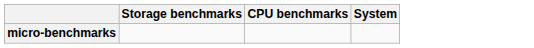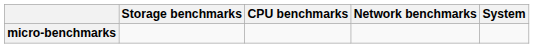+ column: (415, 14)
